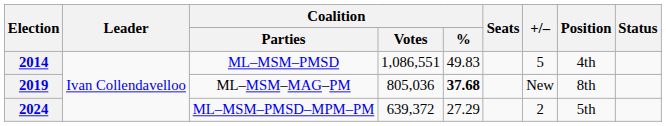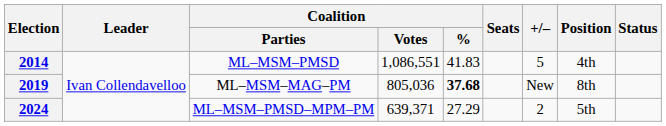(463, 62) 49.83 -> (463, 62) 41.83
(411, 109) 639,372 -> (411, 109) 639,371
